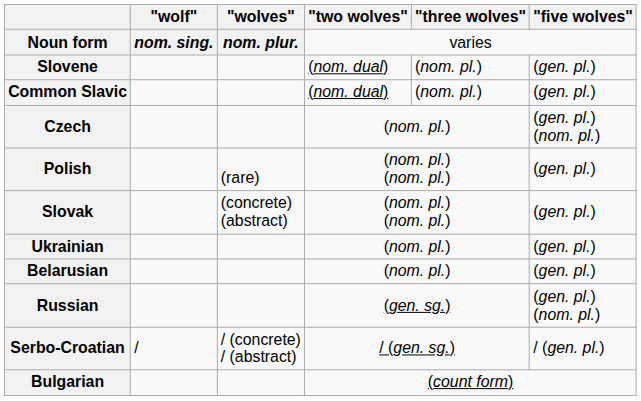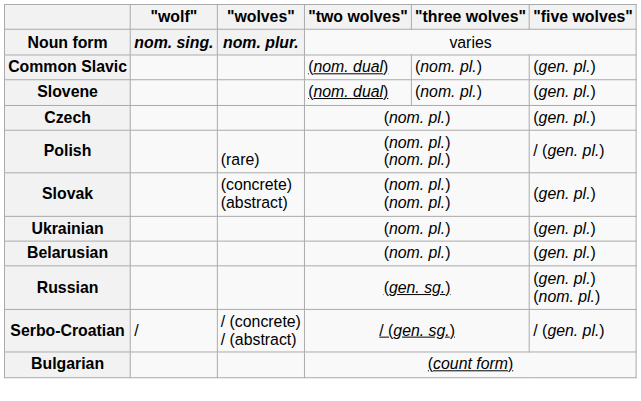rows swapped: (68, 92) <-> (68, 67)
(567, 126) (gen. pl.) (nom. pl.) -> (565, 117) (gen. pl.)
(565, 169) (gen. pl.) -> (569, 151) / (gen. pl.)
